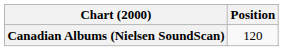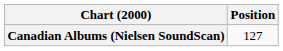(253, 35) 120 -> (253, 35) 127
